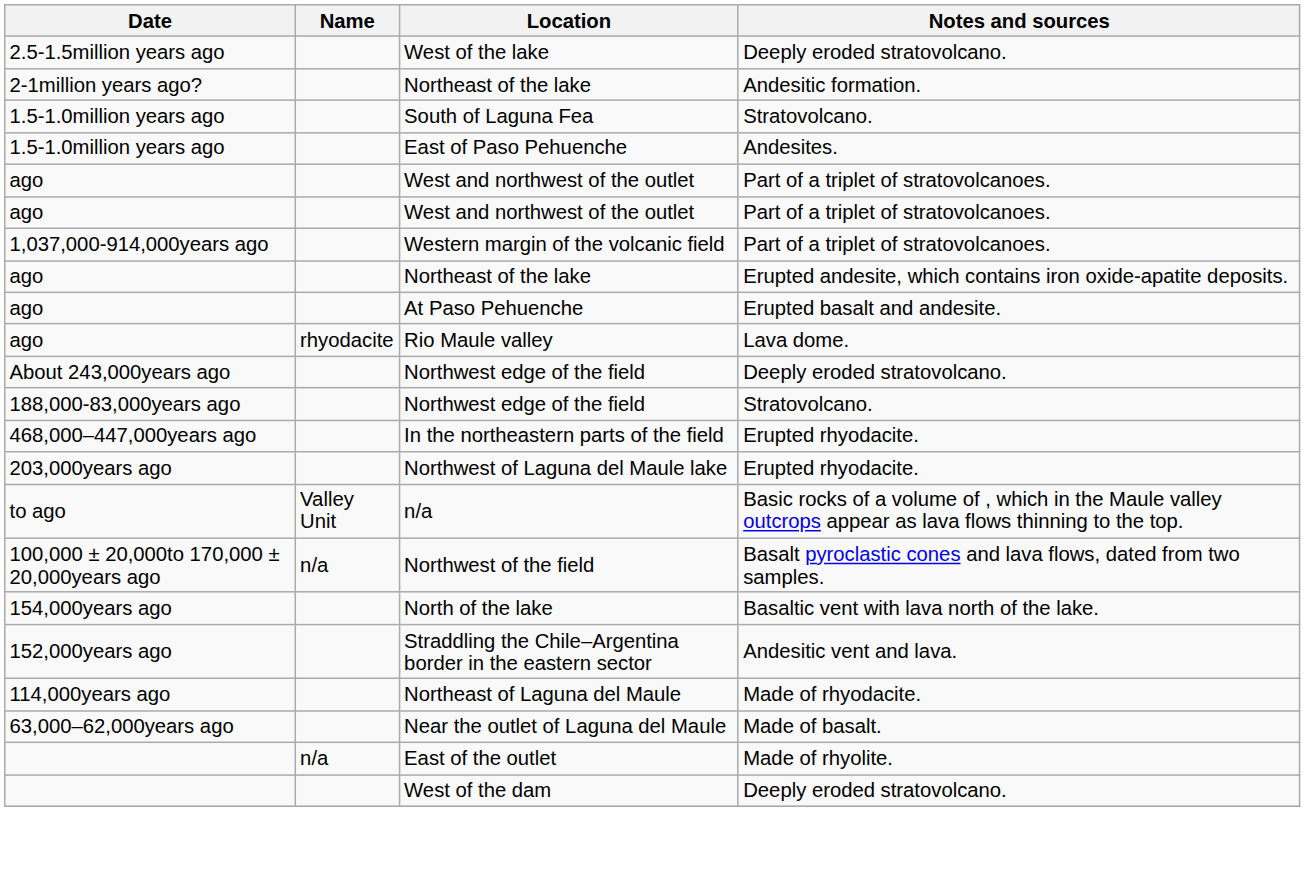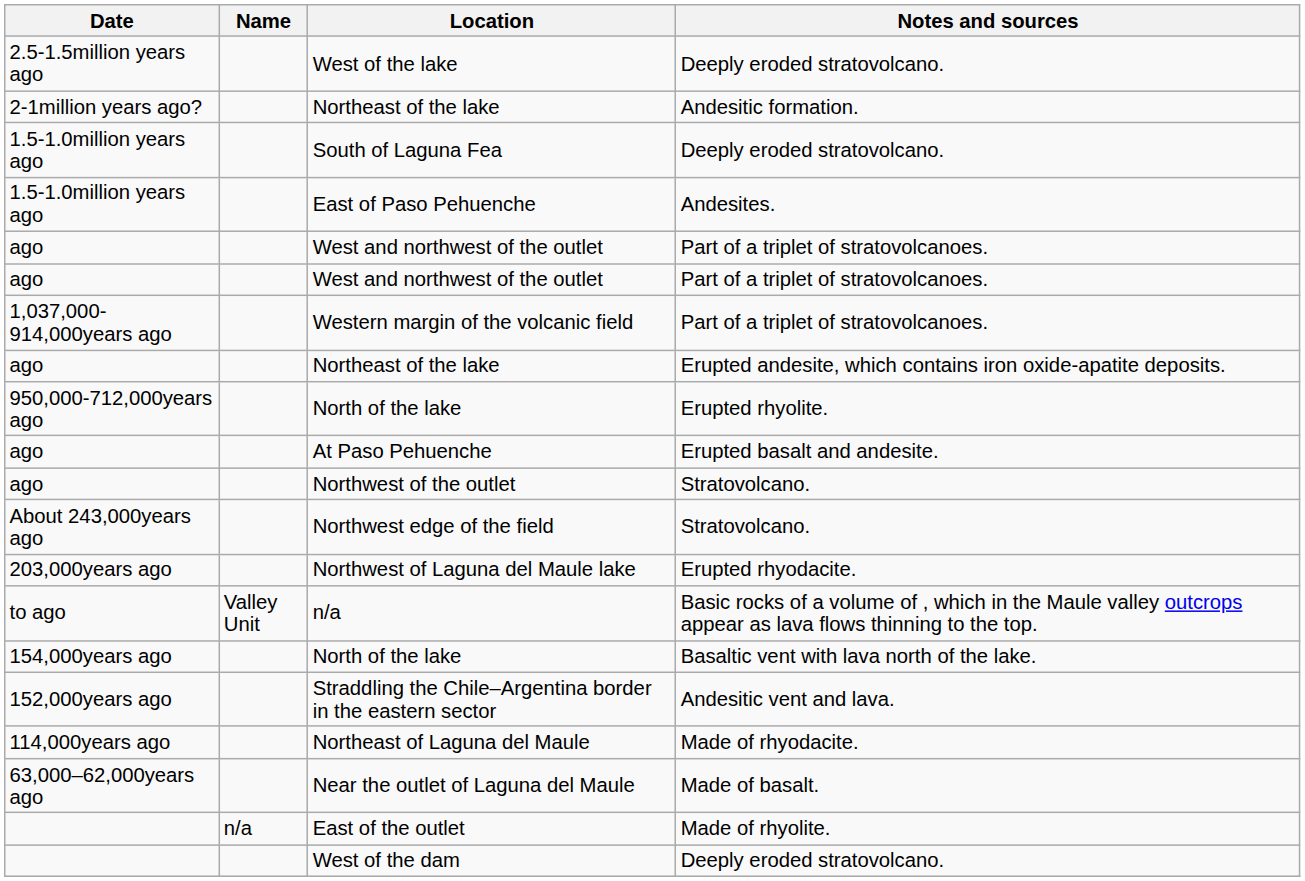(808, 116) Stratovolcano. -> (812, 150) Deeply eroded stratovolcano.
+ row: (111, 408)
- row: (26, 340)
+ row: (26, 483)
(875, 372) Deeply eroded stratovolcano. -> (745, 527) Stratovolcano.
- row: (125, 404)
- row: (133, 436)
- row: (145, 565)
